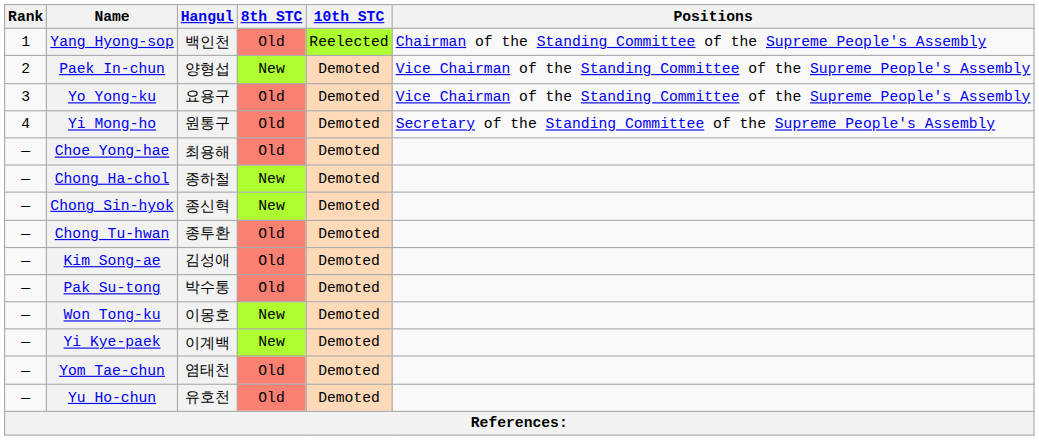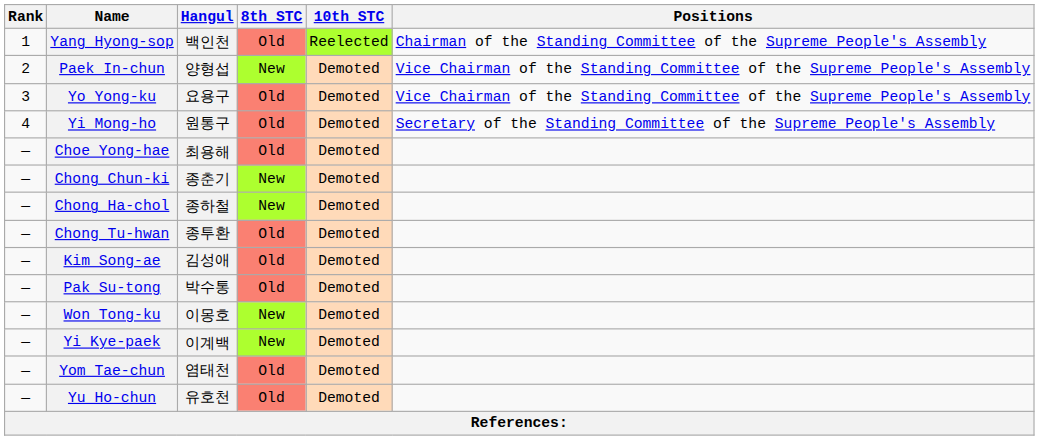+ row: (112, 179)
- row: (112, 206)
